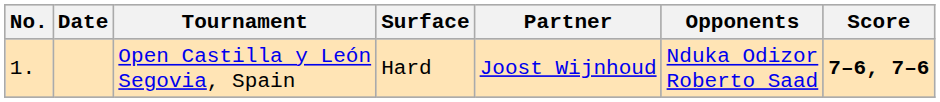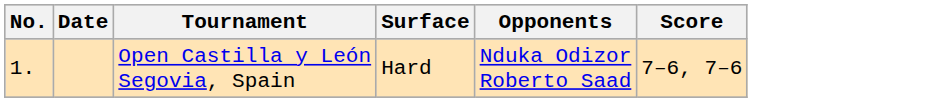- column: (568, 22)
(879, 68) bold -> (692, 68) normal
